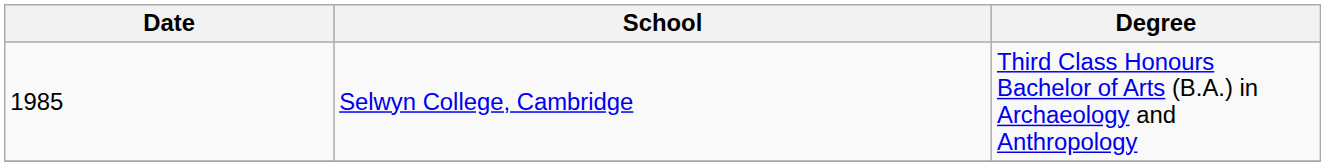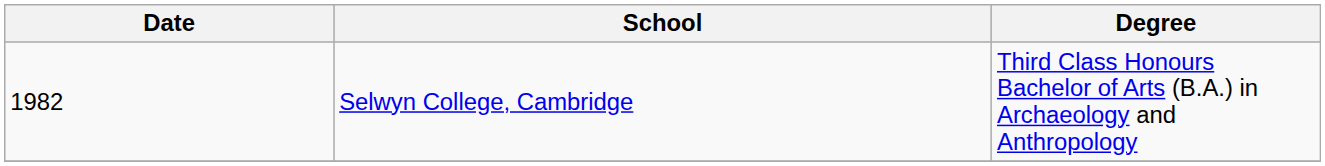(37, 101) 1985 -> (37, 101) 1982
